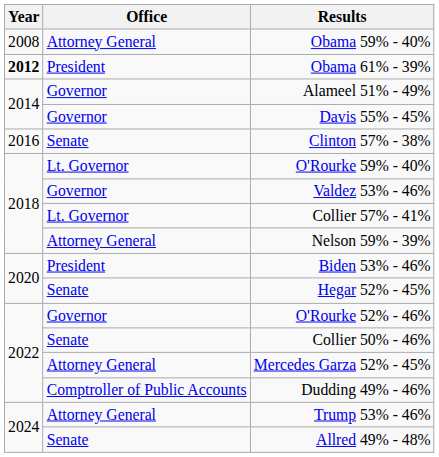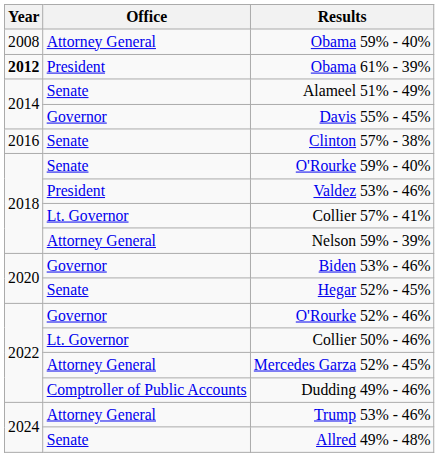(77, 91) Governor -> (68, 91) Senate
(88, 166) Lt. Governor -> (68, 166) Senate
(77, 191) Governor -> (76, 191) President
(76, 265) President -> (77, 265) Governor
(68, 340) Senate -> (88, 340) Lt. Governor
